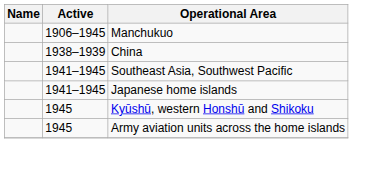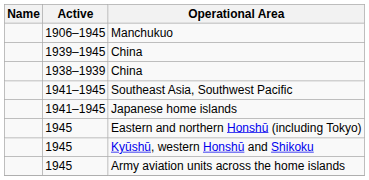+ row: (75, 52)
+ row: (59, 128)
